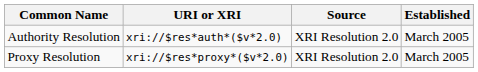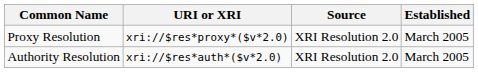rows swapped: (64, 36) <-> (54, 57)
